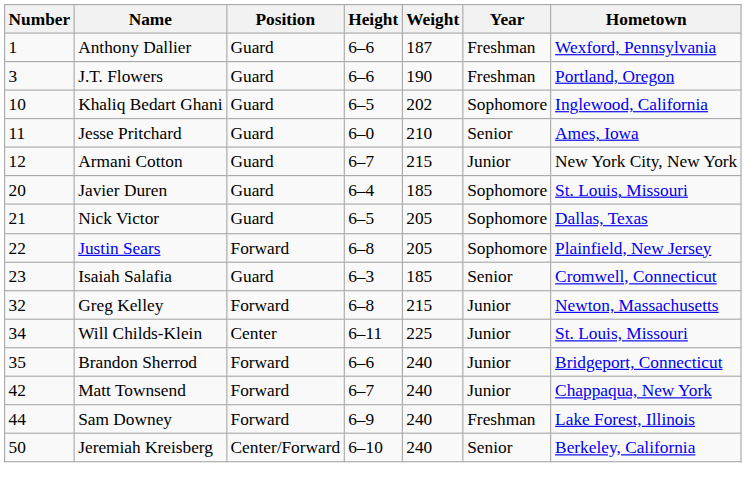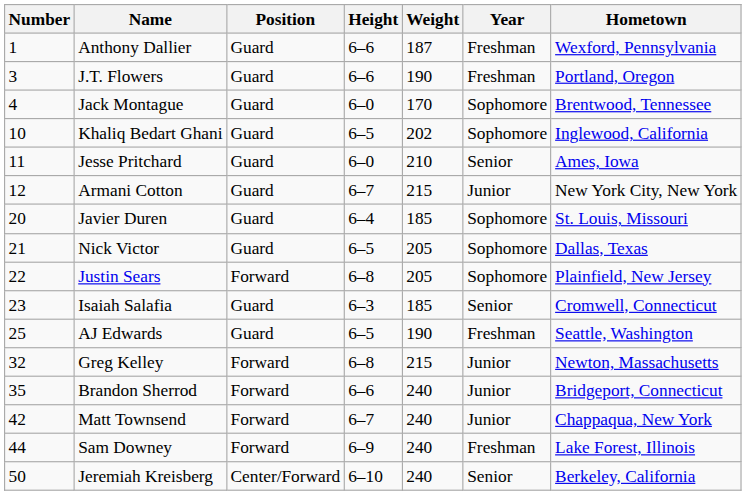+ row: (131, 104)
+ row: (120, 333)
- row: (140, 333)
